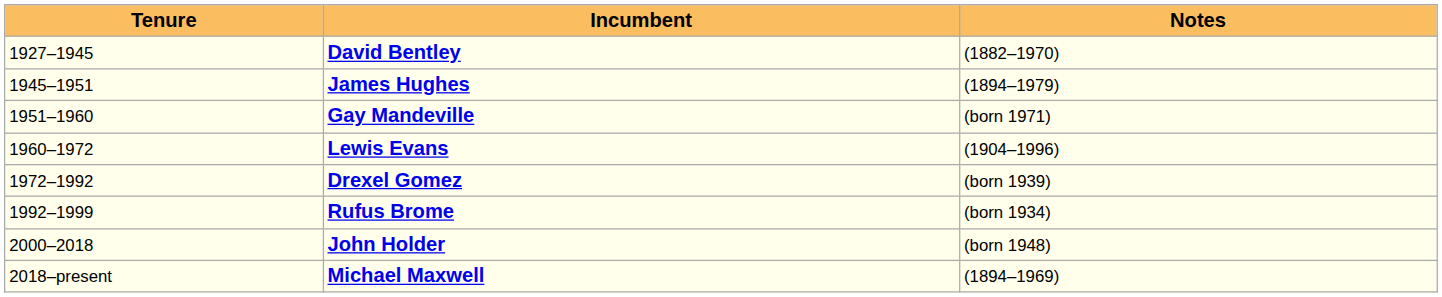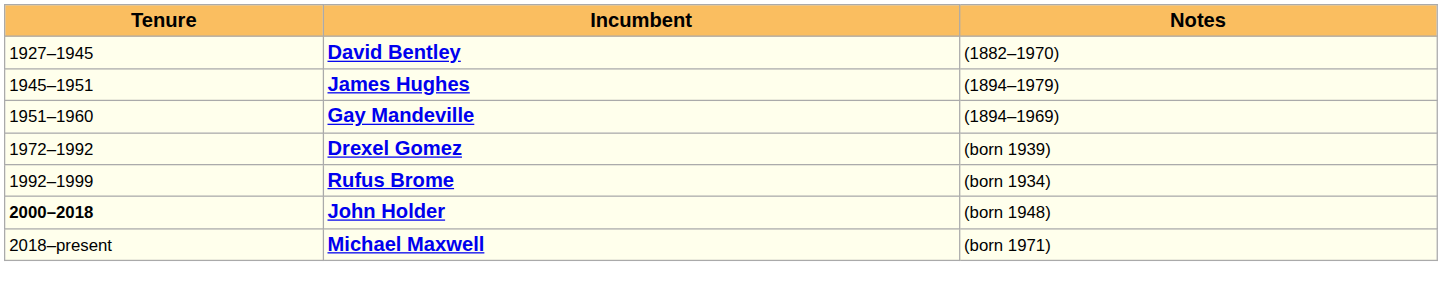(1007, 117) (born 1971) -> (1012, 117) (1894–1969)
- row: (388, 148)
(51, 245) normal -> (51, 212) bold
(1012, 277) (1894–1969) -> (1007, 245) (born 1971)
